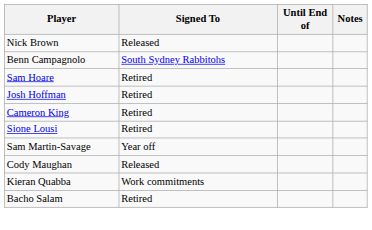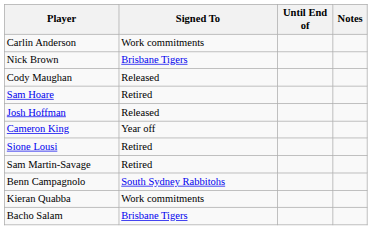+ row: (41, 43)
(140, 43) Released -> (154, 60) Brisbane Tigers
rows swapped: (46, 60) <-> (39, 164)
(137, 95) Retired -> (140, 112) Released
(137, 112) Retired -> (138, 129) Year off
(138, 147) Year off -> (137, 164) Retired
(137, 199) Retired -> (154, 216) Brisbane Tigers
